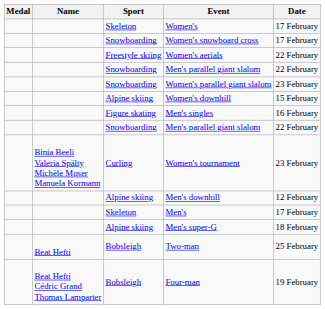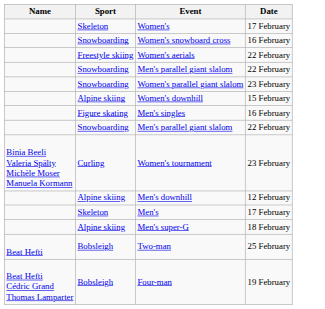- column: (18, 12)
(297, 41) 17 February -> (269, 41) 16 February
